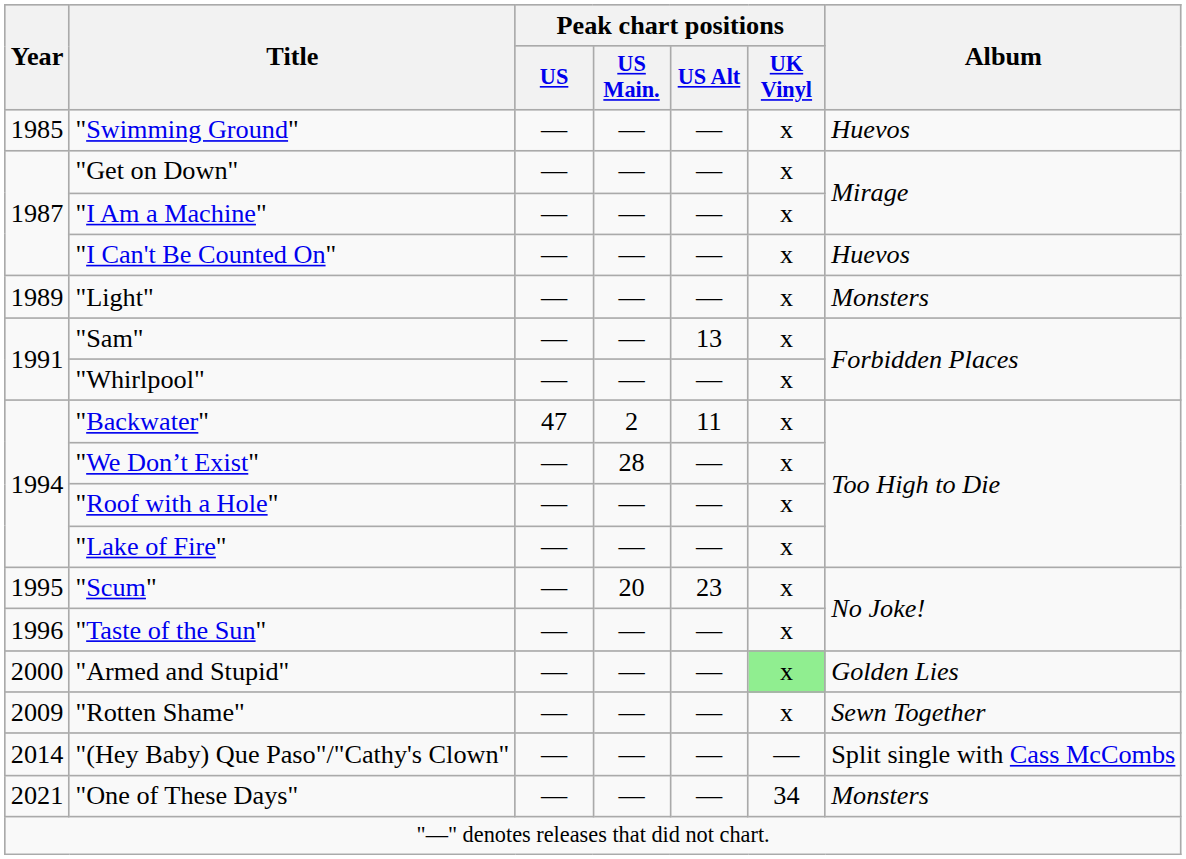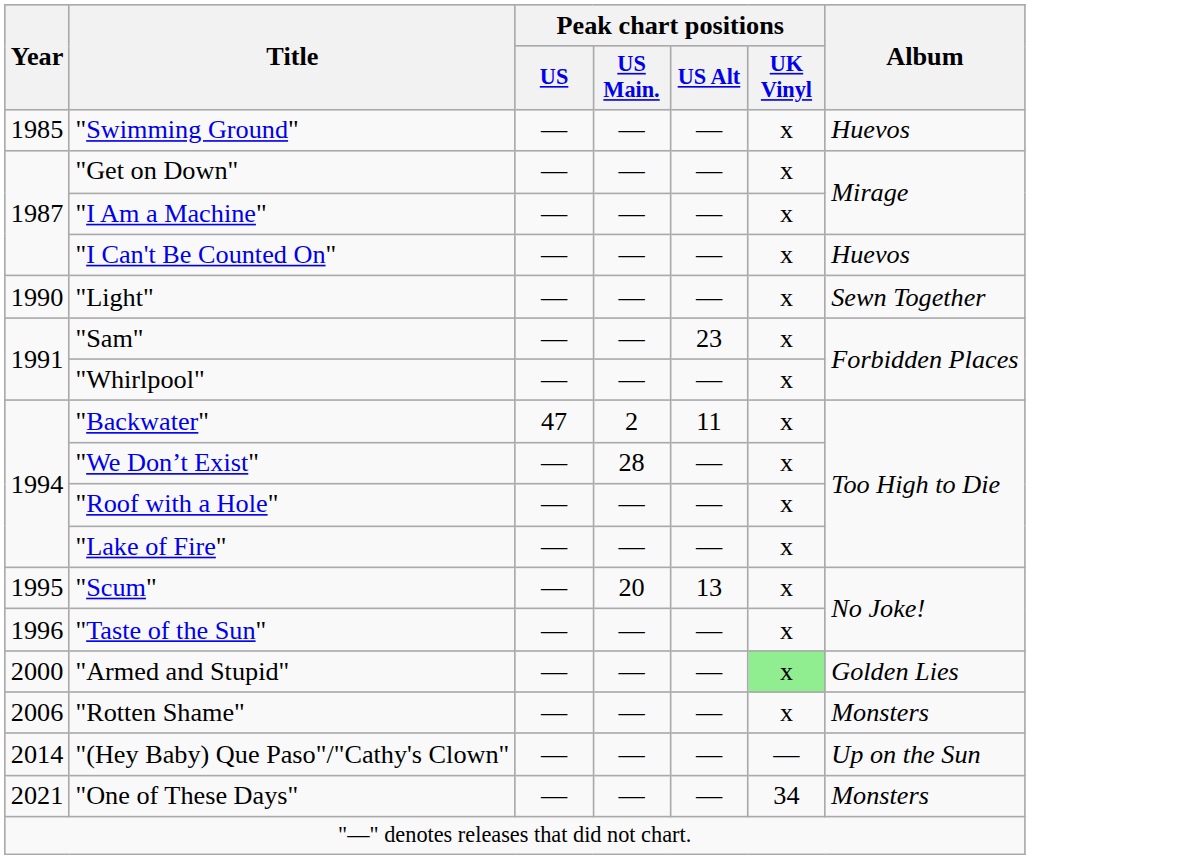(37, 296) 1989 -> (37, 296) 1990
(880, 296) Monsters -> (908, 296) Sewn Together
(709, 338) 13 -> (709, 338) 23
(709, 587) 23 -> (709, 587) 13
(37, 712) 2009 -> (37, 712) 2006
(908, 712) Sewn Together -> (880, 712) Monsters
(1003, 754) Split single with Cass McCombs -> (906, 754) Up on the Sun
